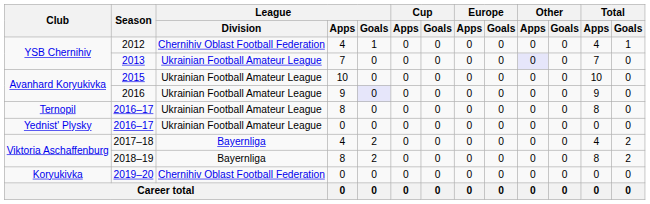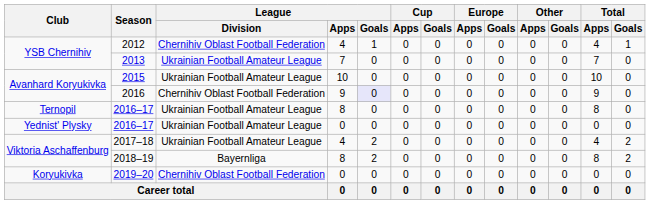(533, 61) lavender background -> (533, 61) no background
(241, 93) Ukrainian Football Amateur League -> (241, 93) Chernihiv Oblast Football Federation
(241, 142) Bayernliga -> (241, 142) Ukrainian Football Amateur League
